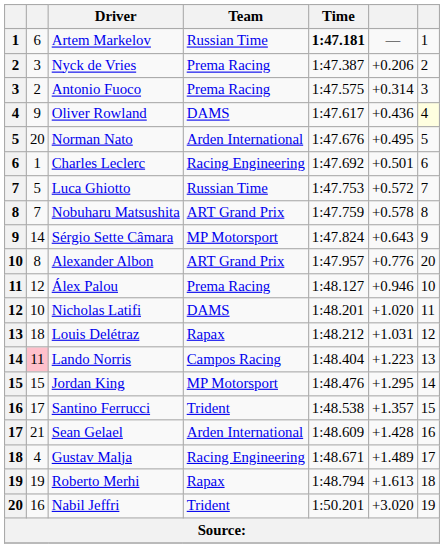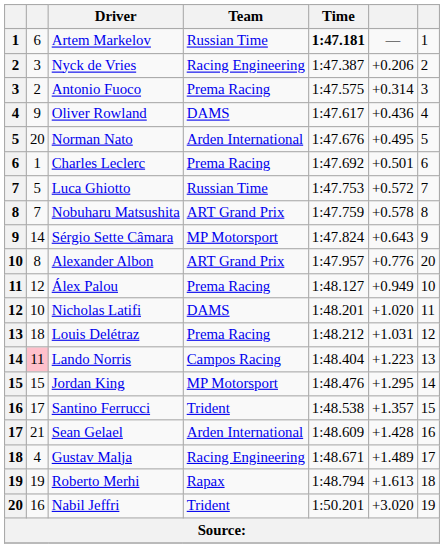(228, 65) Prema Racing -> (246, 65) Racing Engineering
(424, 114) lightyellow background -> (424, 114) no background
(246, 163) Racing Engineering -> (228, 163) Prema Racing
(393, 285) +0.946 -> (393, 285) +0.949
(206, 334) Rapax -> (228, 334) Prema Racing
